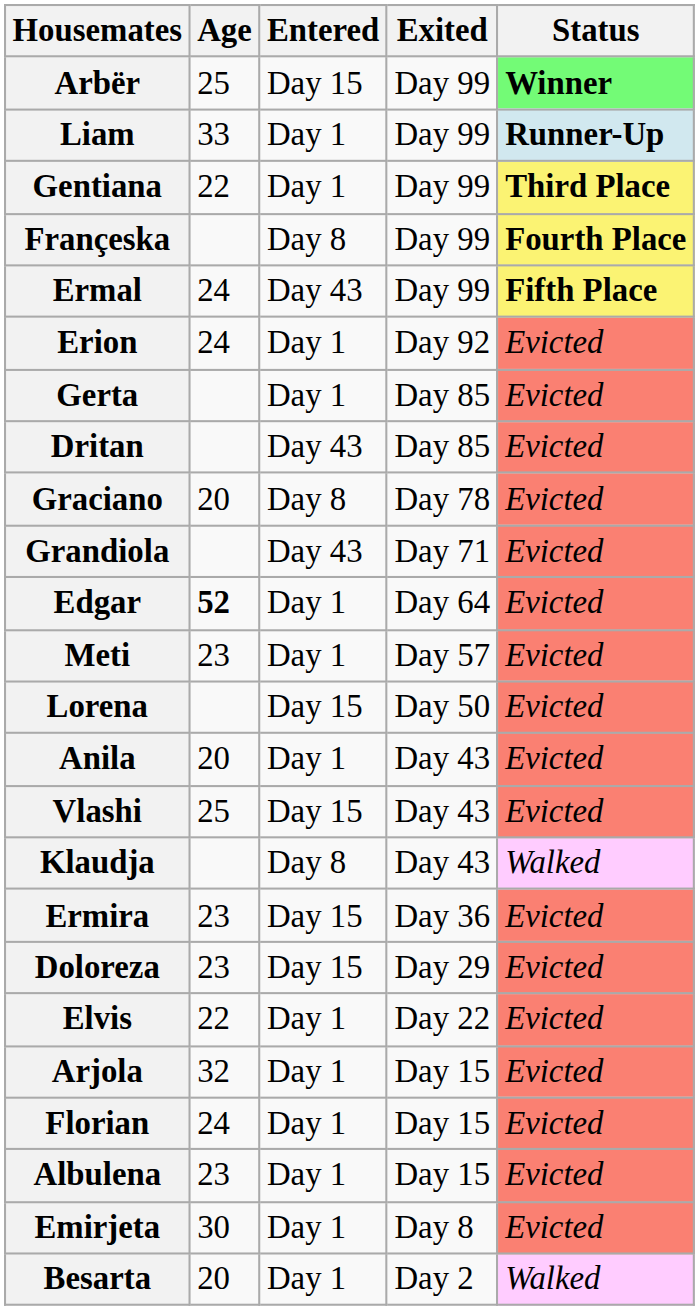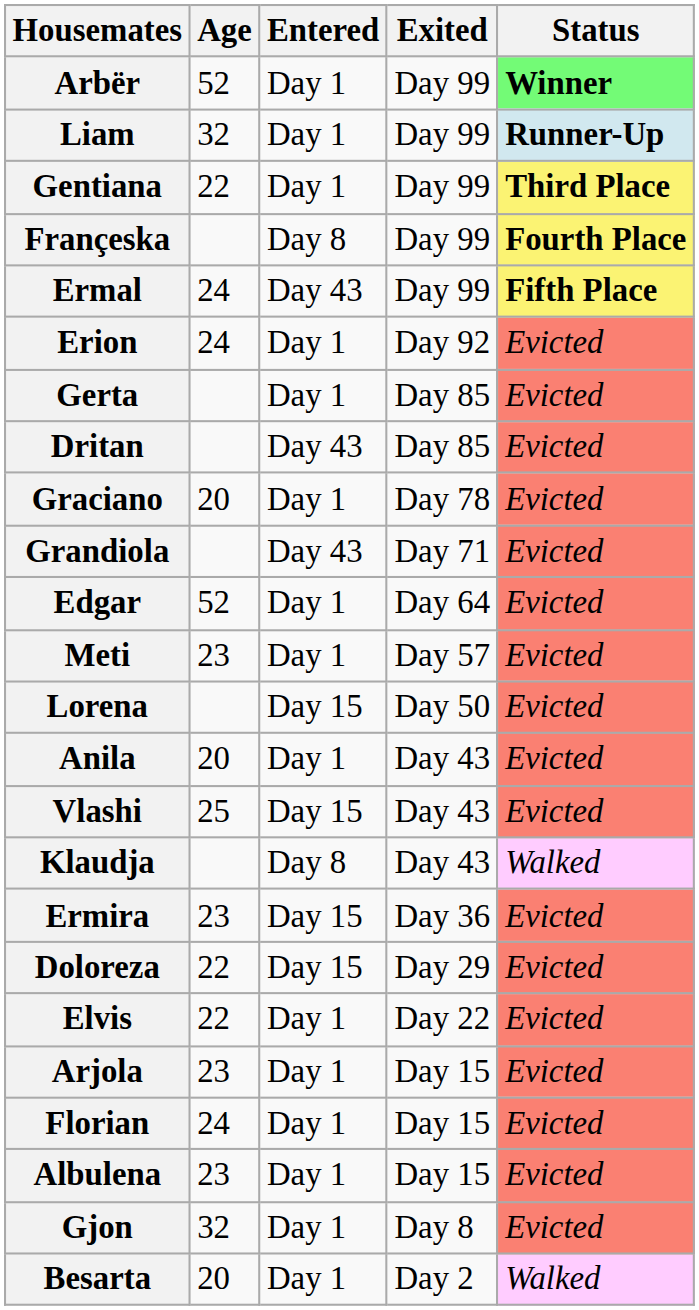(214, 82) 25 -> (214, 82) 52
(315, 82) Day 15 -> (307, 82) Day 1
(214, 134) 33 -> (214, 134) 32
(307, 498) Day 8 -> (307, 498) Day 1
(214, 602) bold -> (214, 602) normal
(214, 966) 23 -> (214, 966) 22
(214, 1070) 32 -> (214, 1070) 23
+ row: (97, 1226)
- row: (97, 1226)
